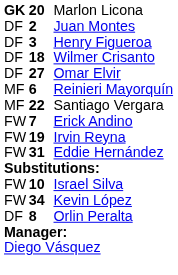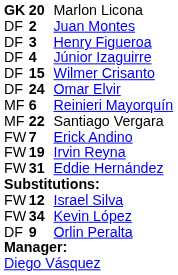+ row: (103, 57)
(37, 57) 18 -> (37, 73) 15
(37, 73) 27 -> (37, 89) 24
(37, 184) 10 -> (37, 200) 12
(33, 216) 8 -> (33, 232) 9
